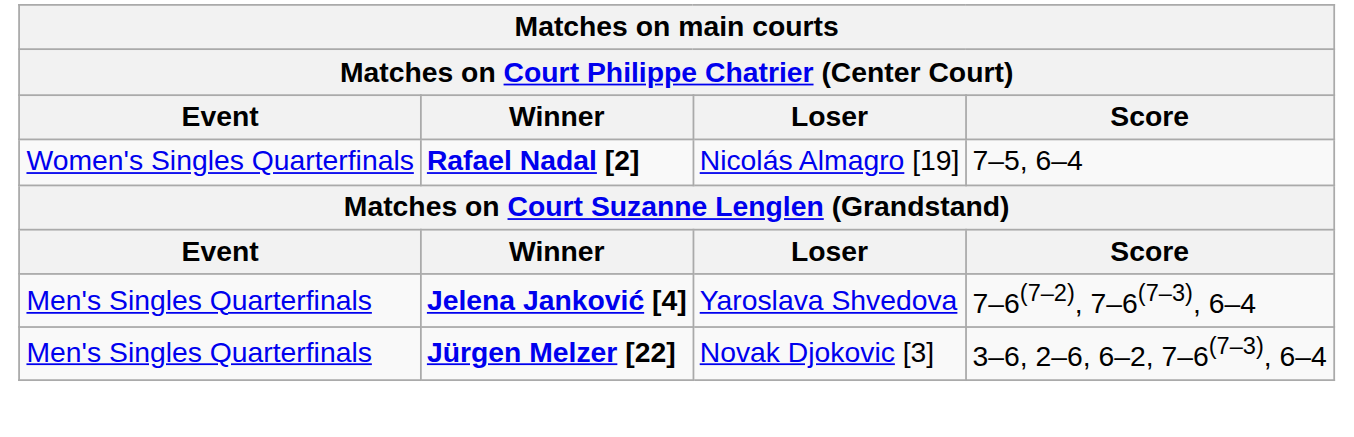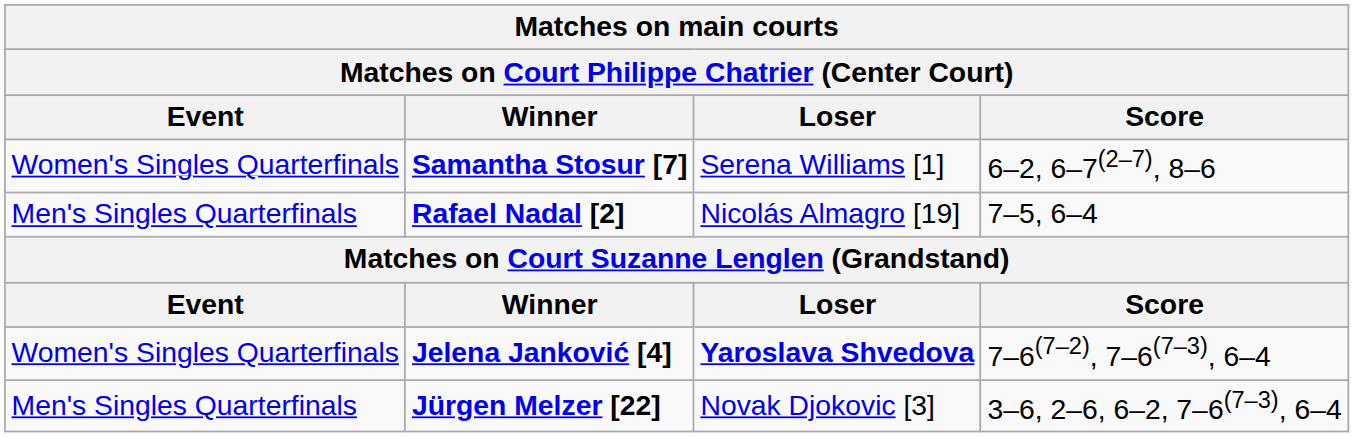+ row: (550, 165)
(220, 161) Women's Singles Quarterfinals -> (184, 214) Men's Singles Quarterfinals
(199, 300) Men's Singles Quarterfinals -> (205, 352) Women's Singles Quarterfinals
(829, 300) normal -> (837, 352) bold
